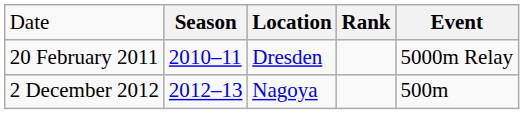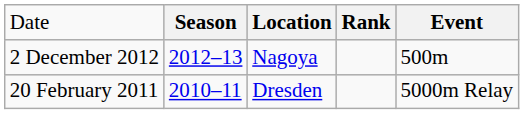rows swapped: (84, 56) <-> (84, 91)
